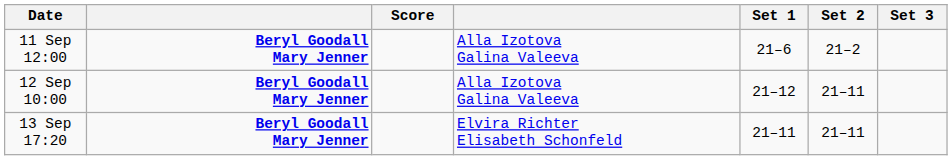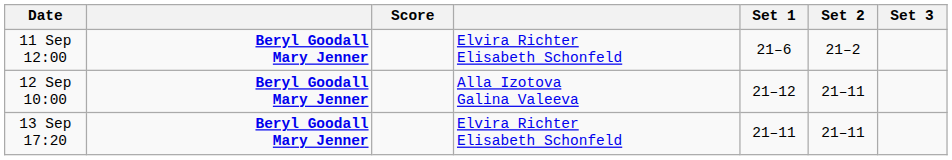(518, 50) Alla Izotova Galina Valeeva -> (540, 50) Elvira Richter Elisabeth Schonfeld
